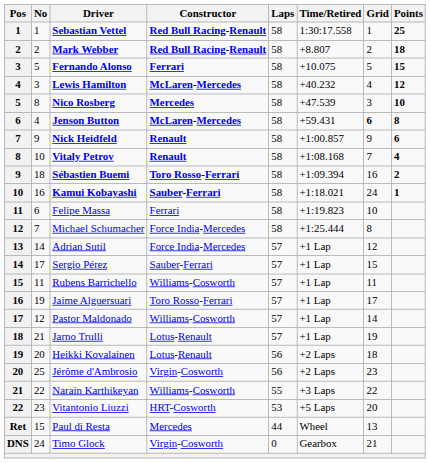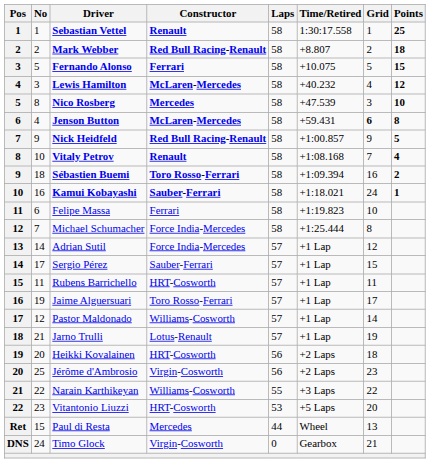(208, 31) Red Bull Racing-Renault -> (168, 31) Renault
(168, 138) Renault -> (208, 138) Red Bull Racing-Renault
(397, 138) 6 -> (397, 138) 5
(192, 282) Williams-Cosworth -> (183, 282) HRT-Cosworth
(181, 354) Lotus-Renault -> (183, 354) HRT-Cosworth
